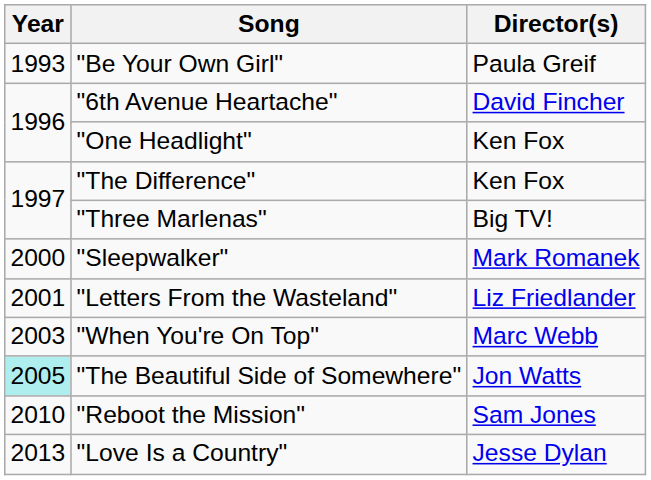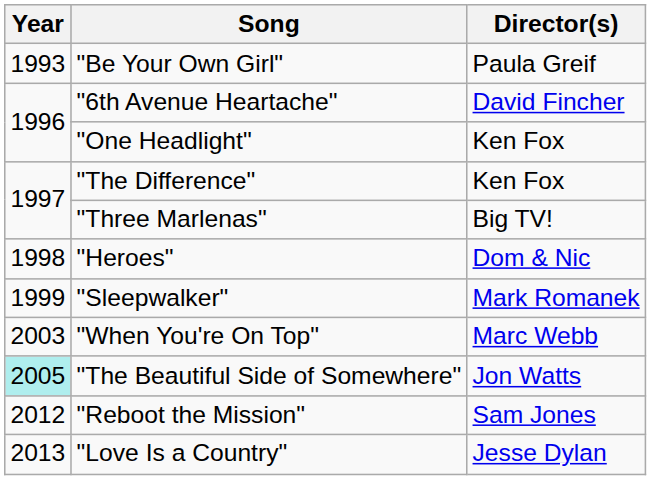+ row: (125, 258)
(38, 258) 2000 -> (38, 297) 1999
- row: (237, 297)
(38, 414) 2010 -> (38, 414) 2012
